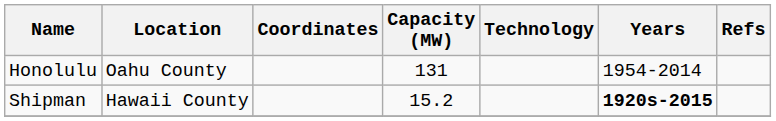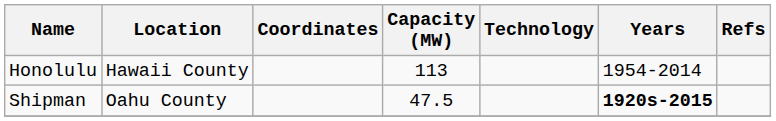(166, 71) Oahu County -> (177, 71) Hawaii County
(431, 71) 131 -> (431, 71) 113
(177, 101) Hawaii County -> (166, 101) Oahu County
(431, 101) 15.2 -> (431, 101) 47.5
